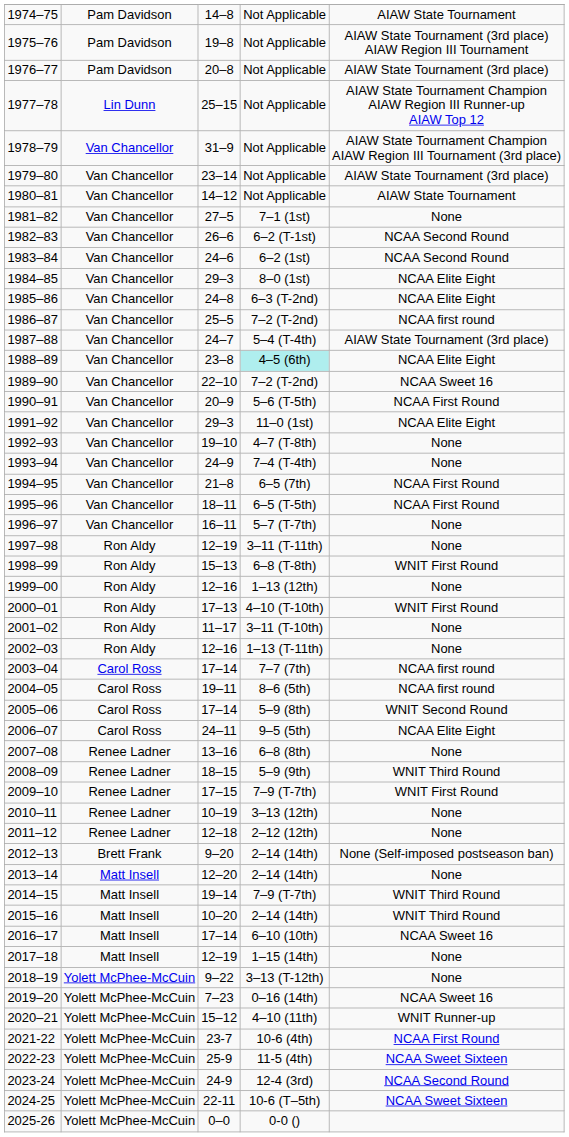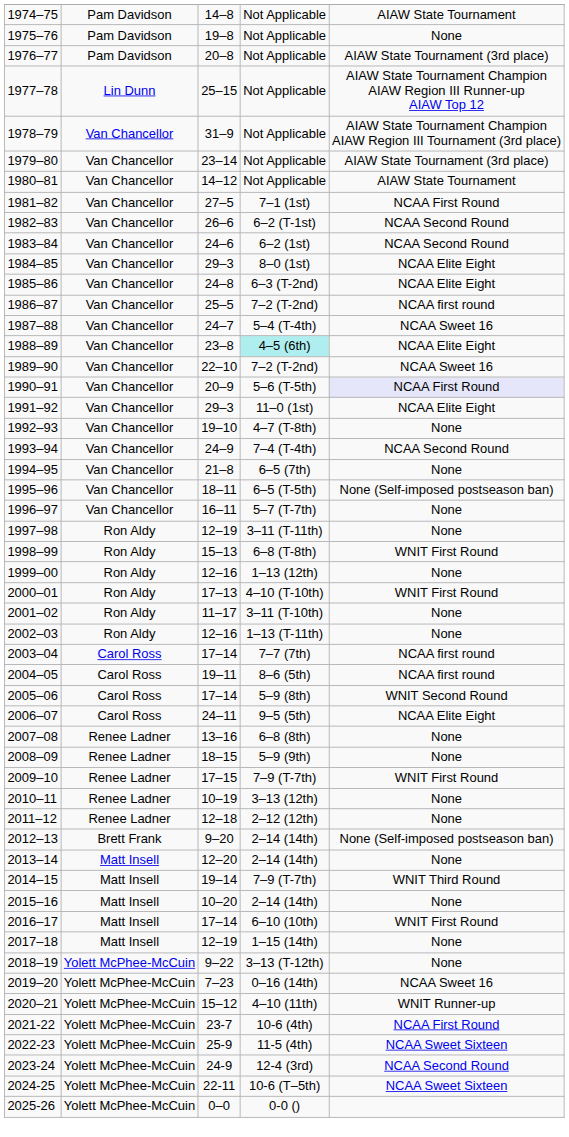(447, 42) AIAW State Tournament (3rd place) AIAW Region III Tournament -> (447, 35) None
(447, 216) None -> (447, 202) NCAA First Round
(447, 340) AIAW State Tournament (3rd place) -> (447, 325) NCAA Sweet 16
(447, 401) no background -> (447, 387) lavender background
(447, 463) None -> (447, 449) NCAA Second Round
(447, 484) NCAA First Round -> (447, 469) None
(447, 504) NCAA First Round -> (447, 490) None (Self-imposed postseason ban)
(447, 771) WNIT Third Round -> (447, 757) None
(447, 915) WNIT Third Round -> (447, 901) None
(447, 936) NCAA Sweet 16 -> (447, 921) WNIT First Round
